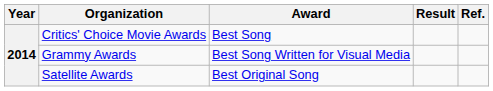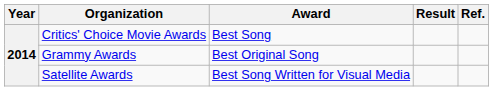(311, 55) Best Song Written for Visual Media -> (265, 55) Best Original Song
(265, 75) Best Original Song -> (311, 75) Best Song Written for Visual Media
